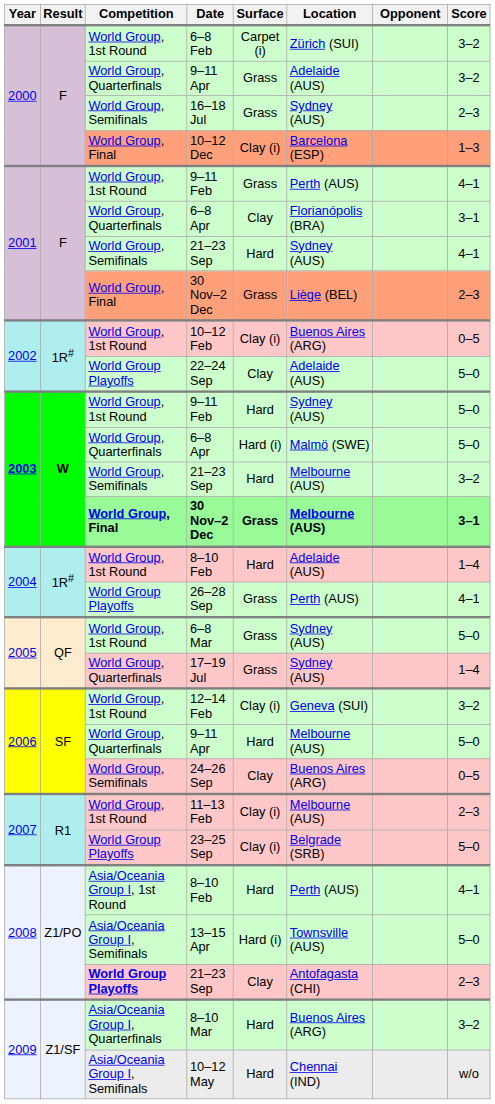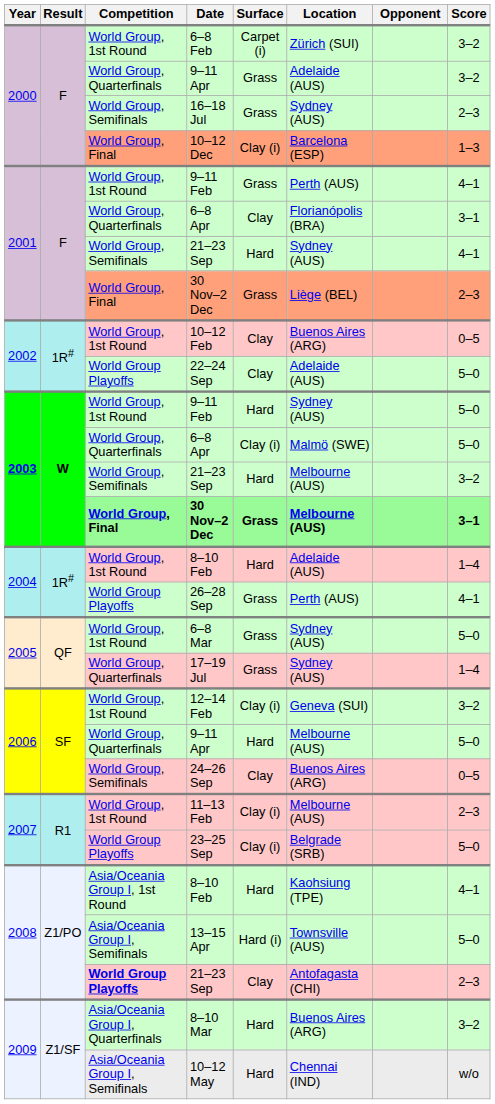(260, 338) Clay (i) -> (260, 338) Clay
(260, 444) Hard (i) -> (260, 444) Clay (i)
(324, 890) Perth (AUS) -> (320, 890) Kaohsiung (TPE)
